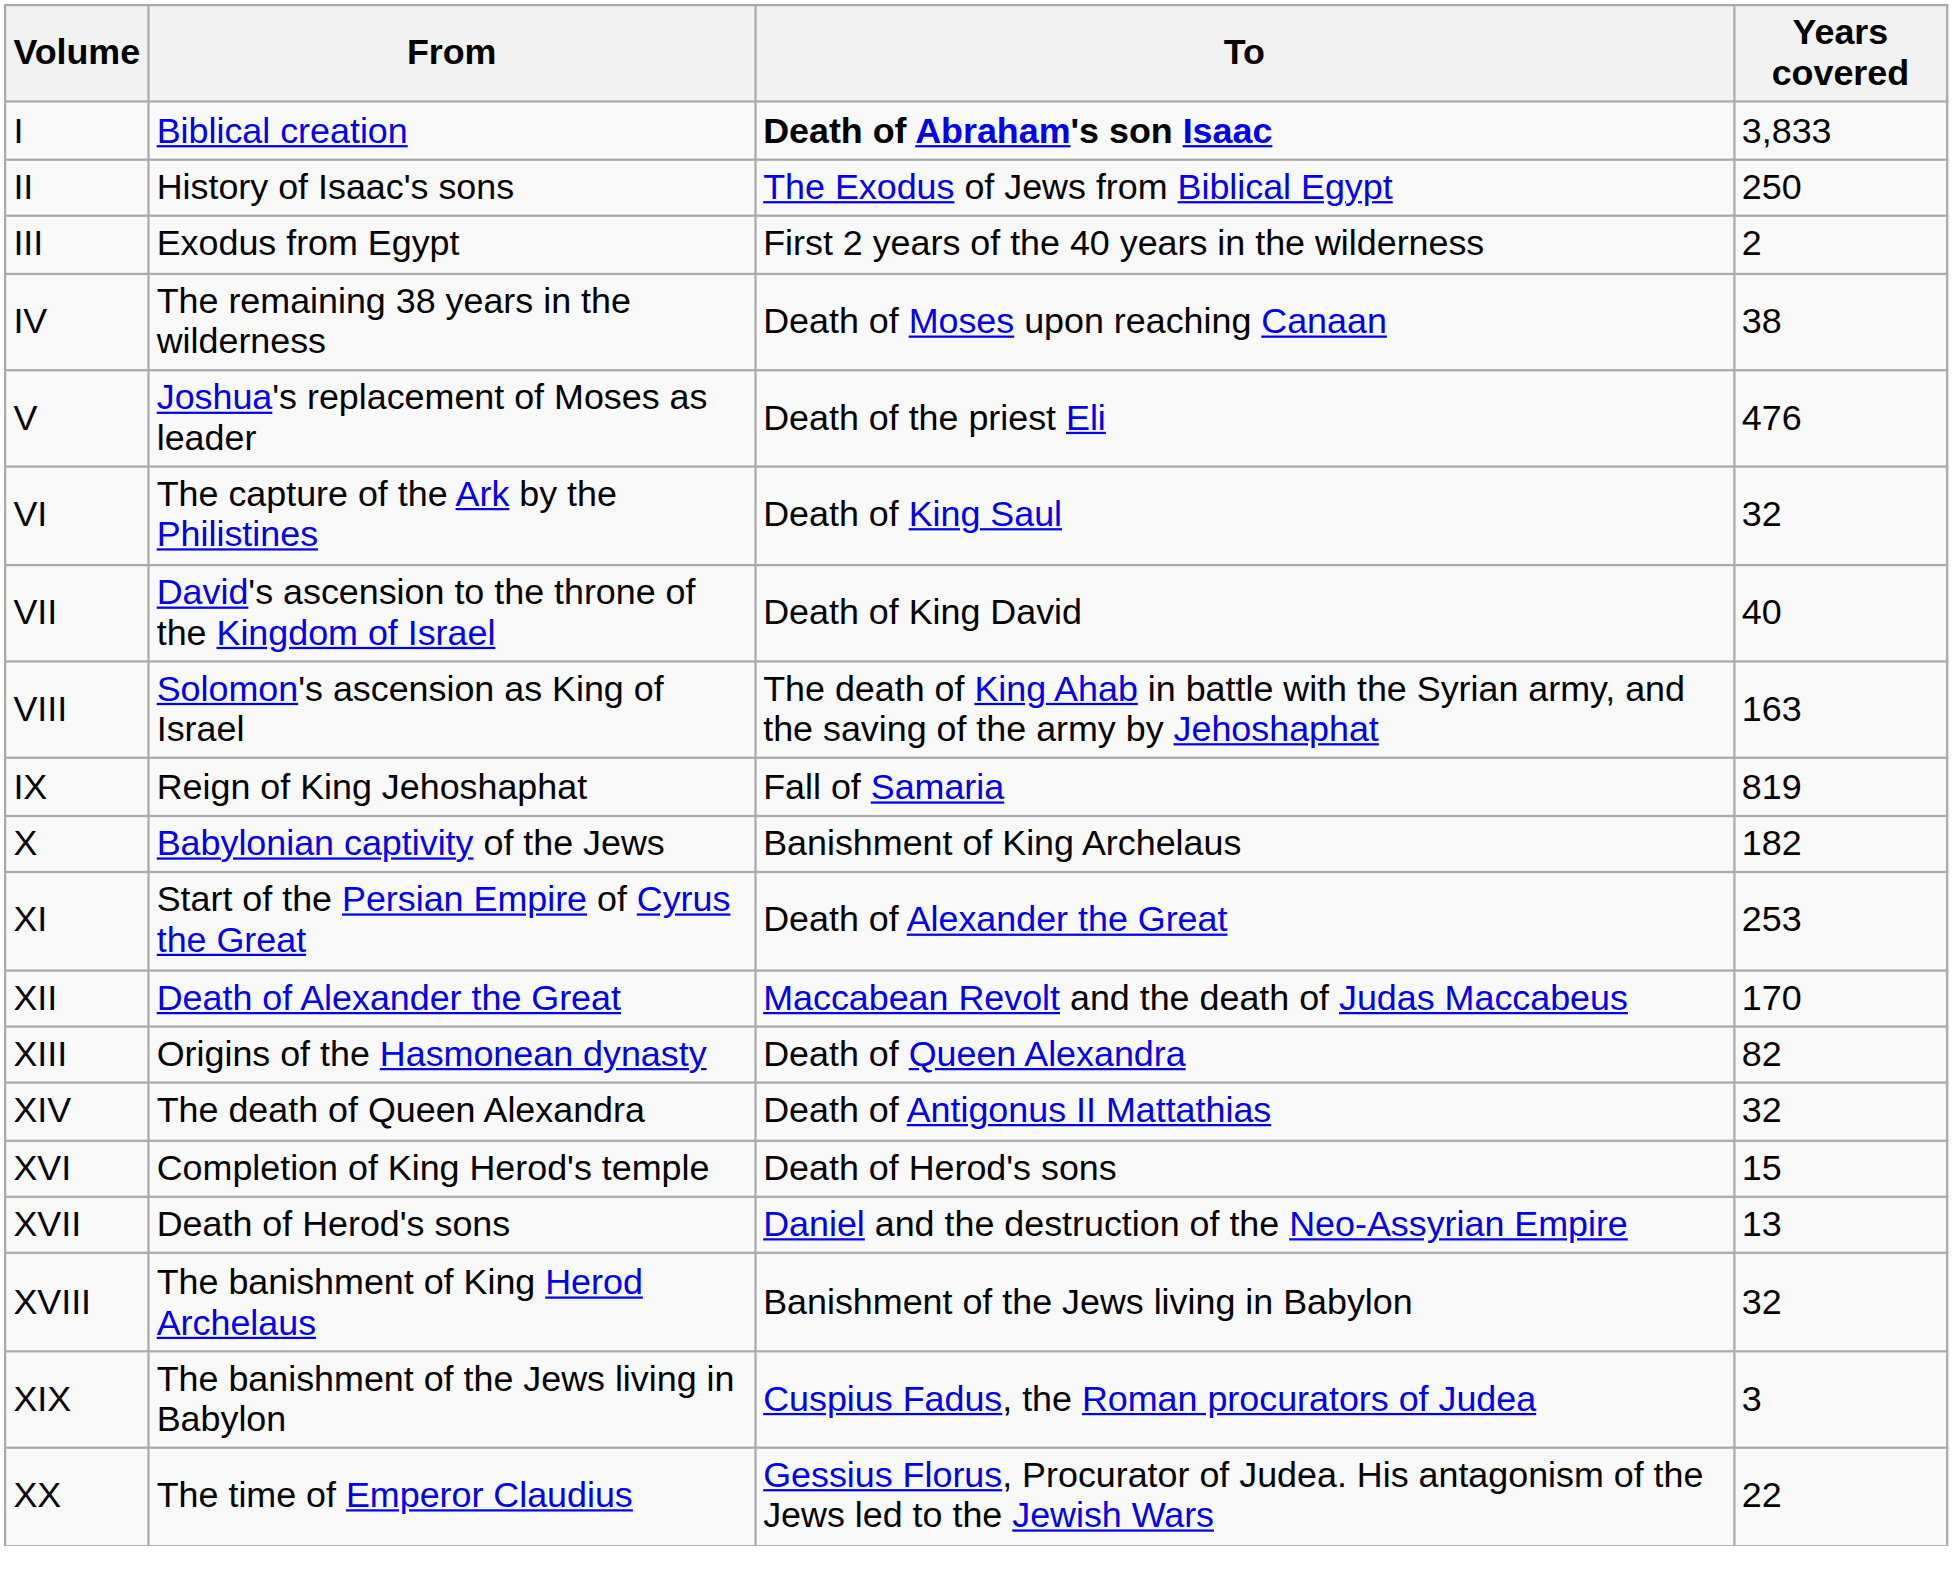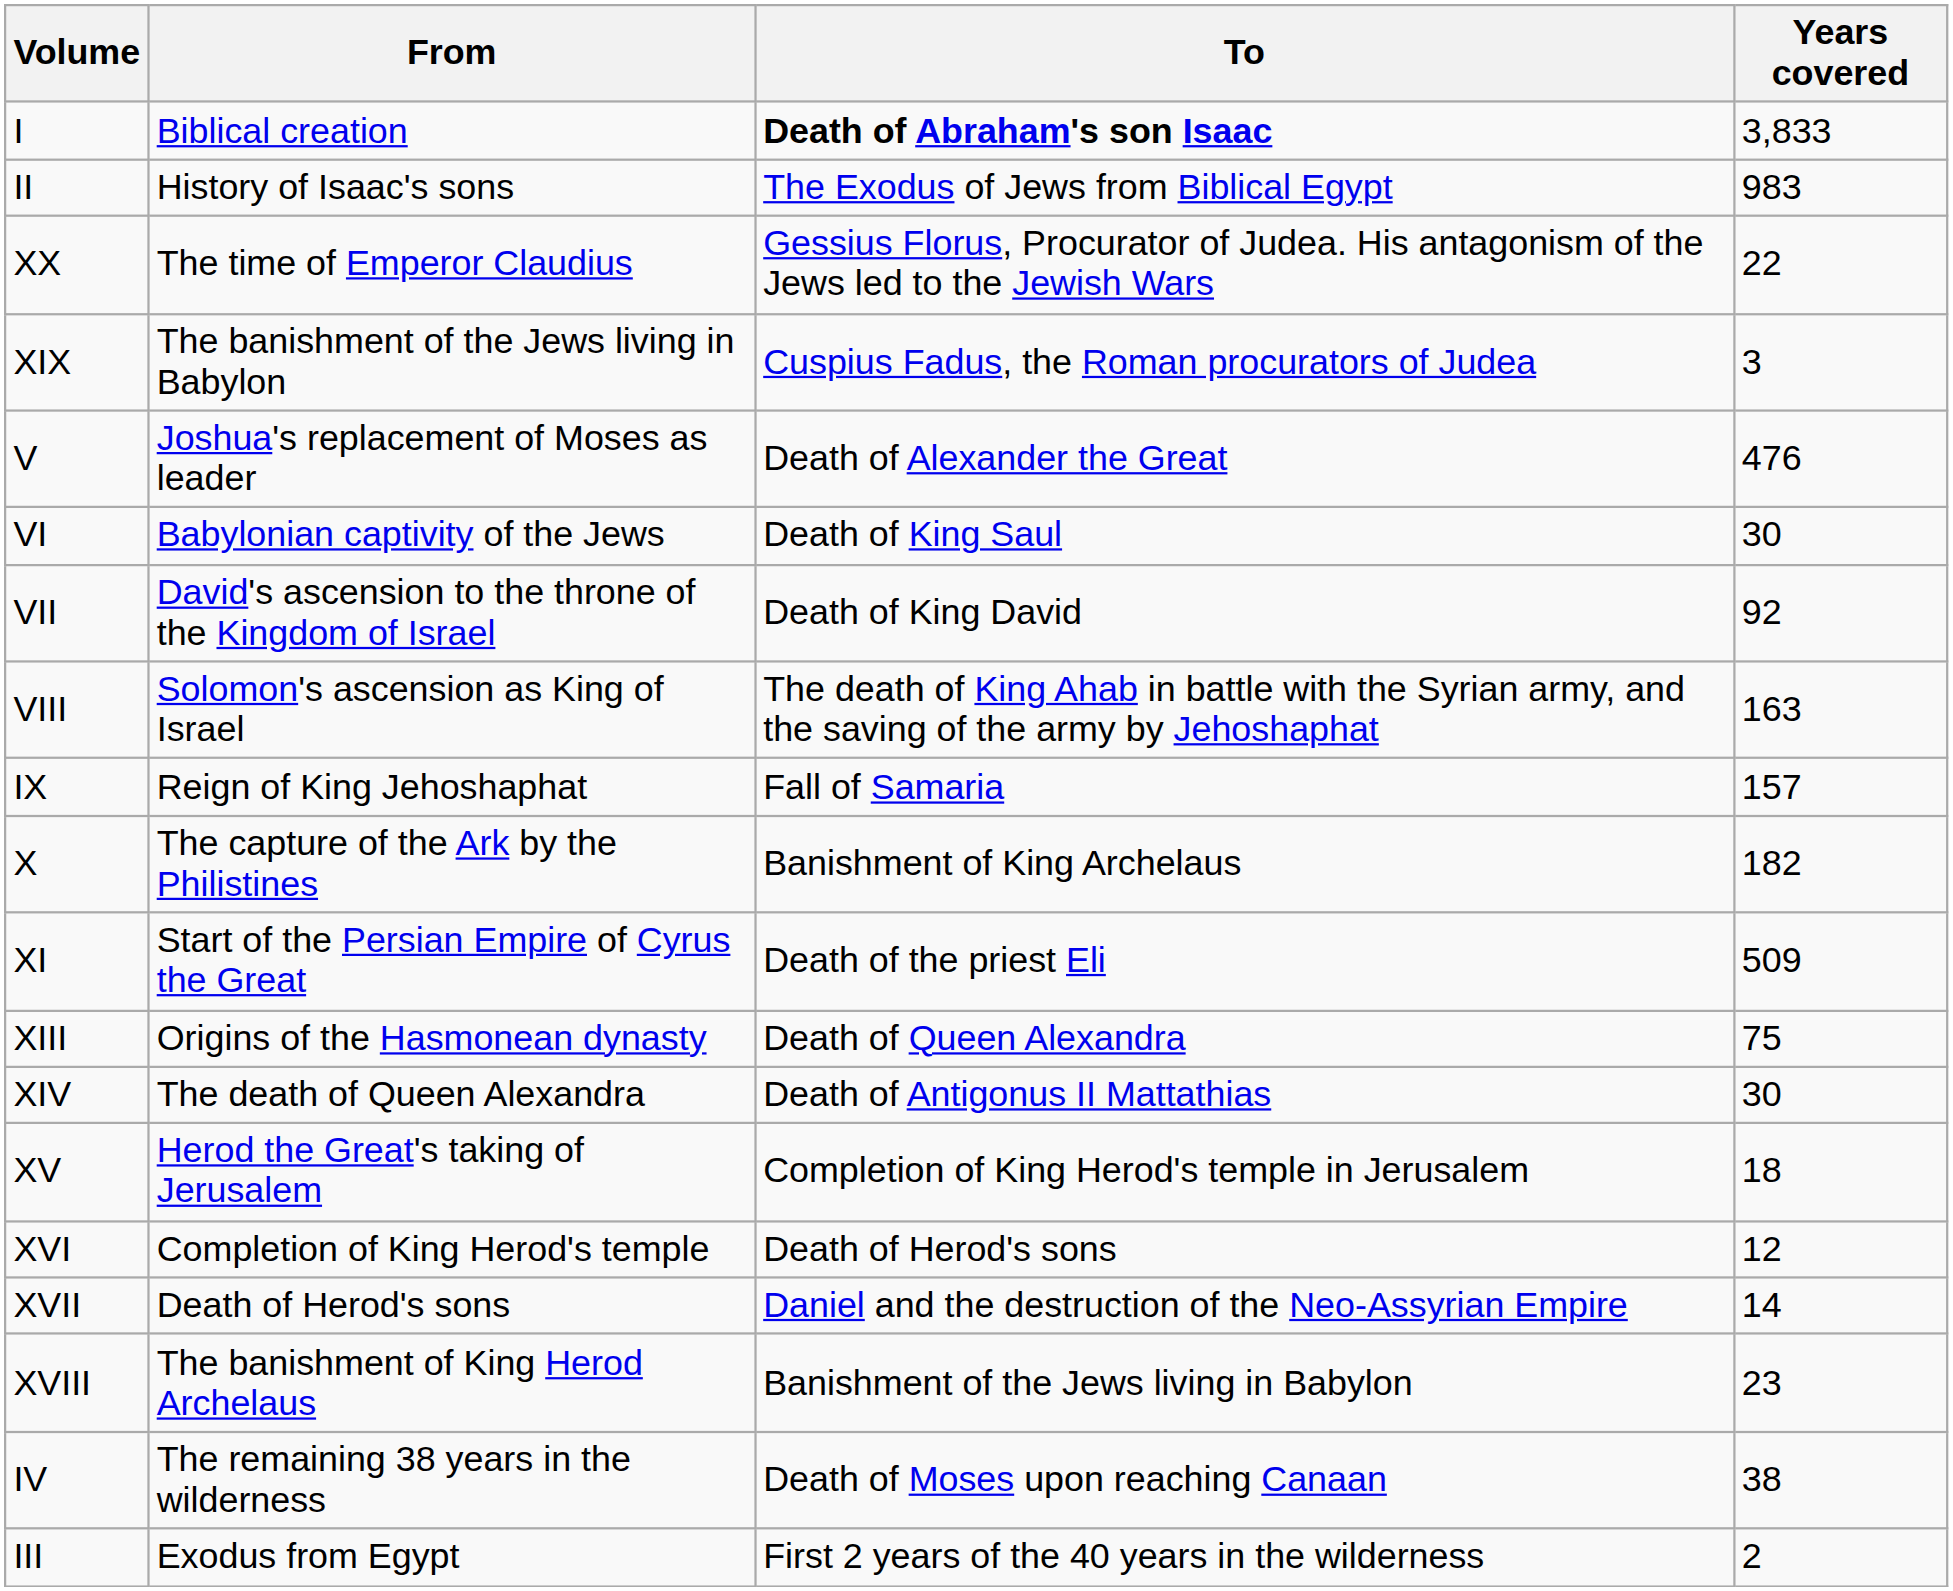(1772, 186) 250 -> (1772, 186) 983
rows swapped: (28, 243) <-> (37, 1495)
rows swapped: (30, 320) <-> (42, 1398)
(935, 417) Death of the priest Eli -> (995, 458) Death of Alexander the Great
(387, 515) The capture of the Ark by the Philistines -> (411, 535) Babylonian captivity of the Jews
(1762, 515) 32 -> (1762, 535) 30
(1762, 612) 40 -> (1762, 612) 92
(1772, 786) 819 -> (1772, 786) 157
(411, 843) Babylonian captivity of the Jews -> (387, 863) The capture of the Ark by the Philistines
(995, 920) Death of Alexander the Great -> (935, 960) Death of the priest Eli
(1772, 920) 253 -> (1772, 960) 509
- row: (35, 997)
(1762, 1054) 82 -> (1762, 1037) 75
(1762, 1110) 32 -> (1762, 1094) 30
+ row: (37, 1171)
(1762, 1167) 15 -> (1762, 1248) 12
(1762, 1224) 13 -> (1762, 1305) 14
(1762, 1301) 32 -> (1762, 1382) 23
